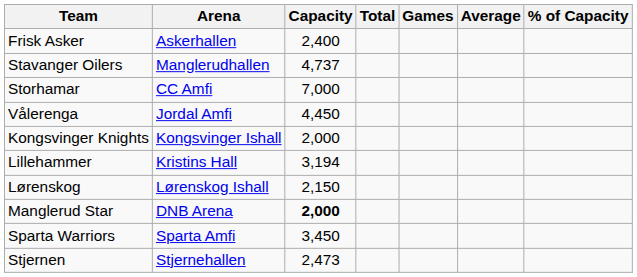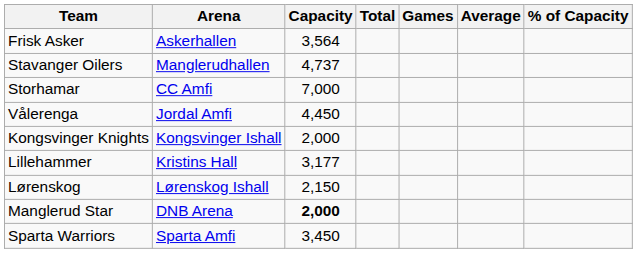(321, 41) 2,400 -> (321, 41) 3,564
(321, 162) 3,194 -> (321, 162) 3,177
- row: (37, 260)
